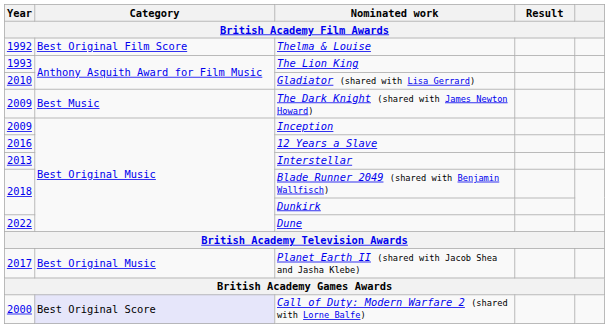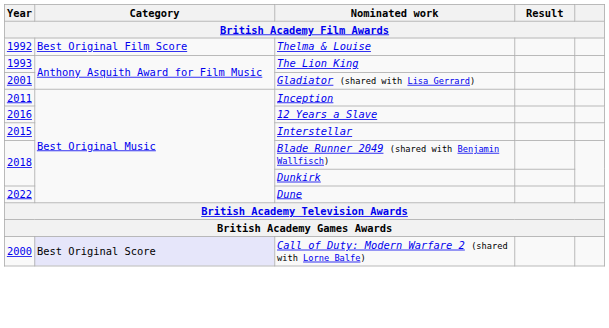(19, 81) 2010 -> (19, 81) 2001
- row: (392, 104)
(19, 127) 2009 -> (19, 98) 2011
(19, 160) 2013 -> (19, 132) 2015
- row: (387, 263)
